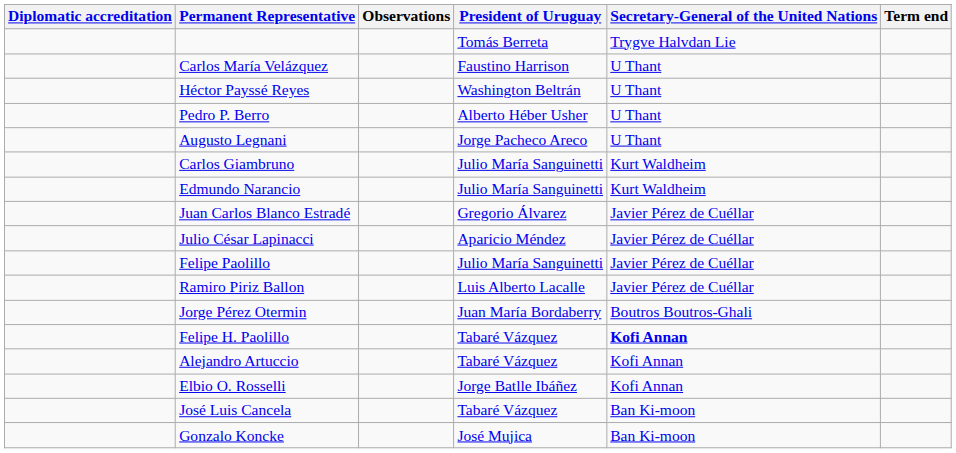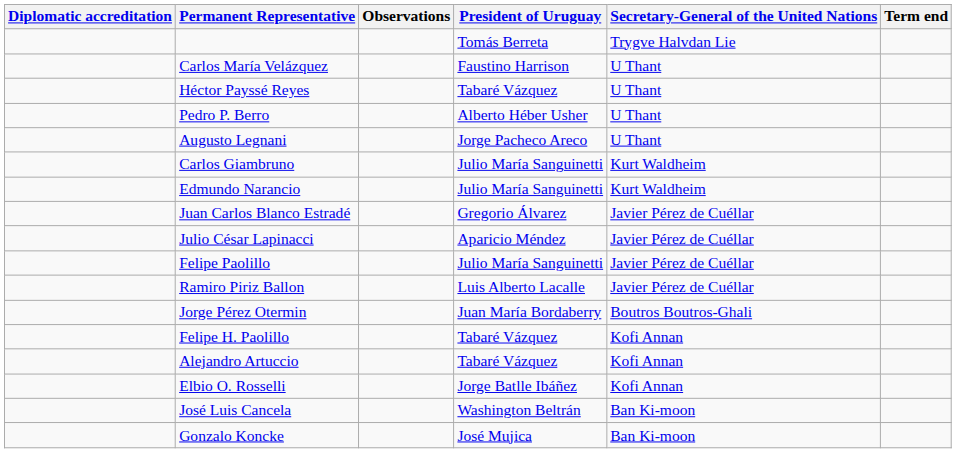(519, 90) Washington Beltrán -> (507, 90) Tabaré Vázquez
(649, 336) bold -> (647, 336) normal
(507, 410) Tabaré Vázquez -> (519, 410) Washington Beltrán
